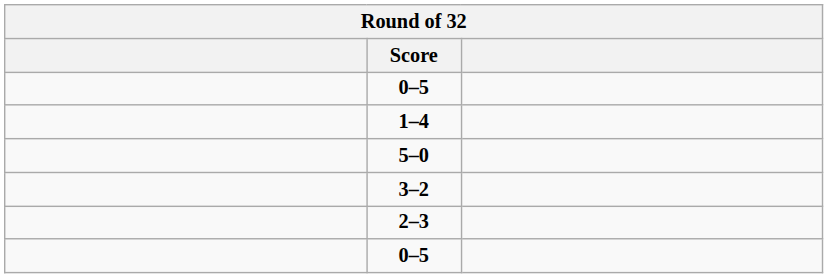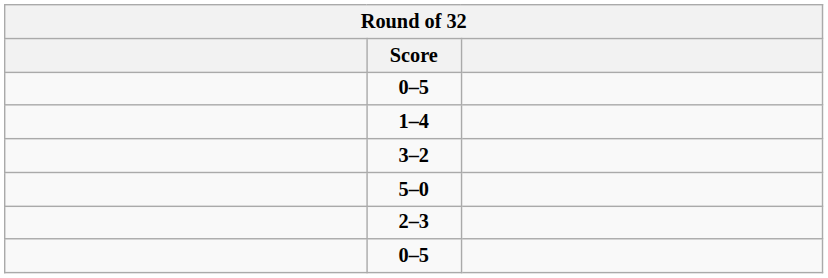rows swapped: (186, 189) <-> (186, 156)
